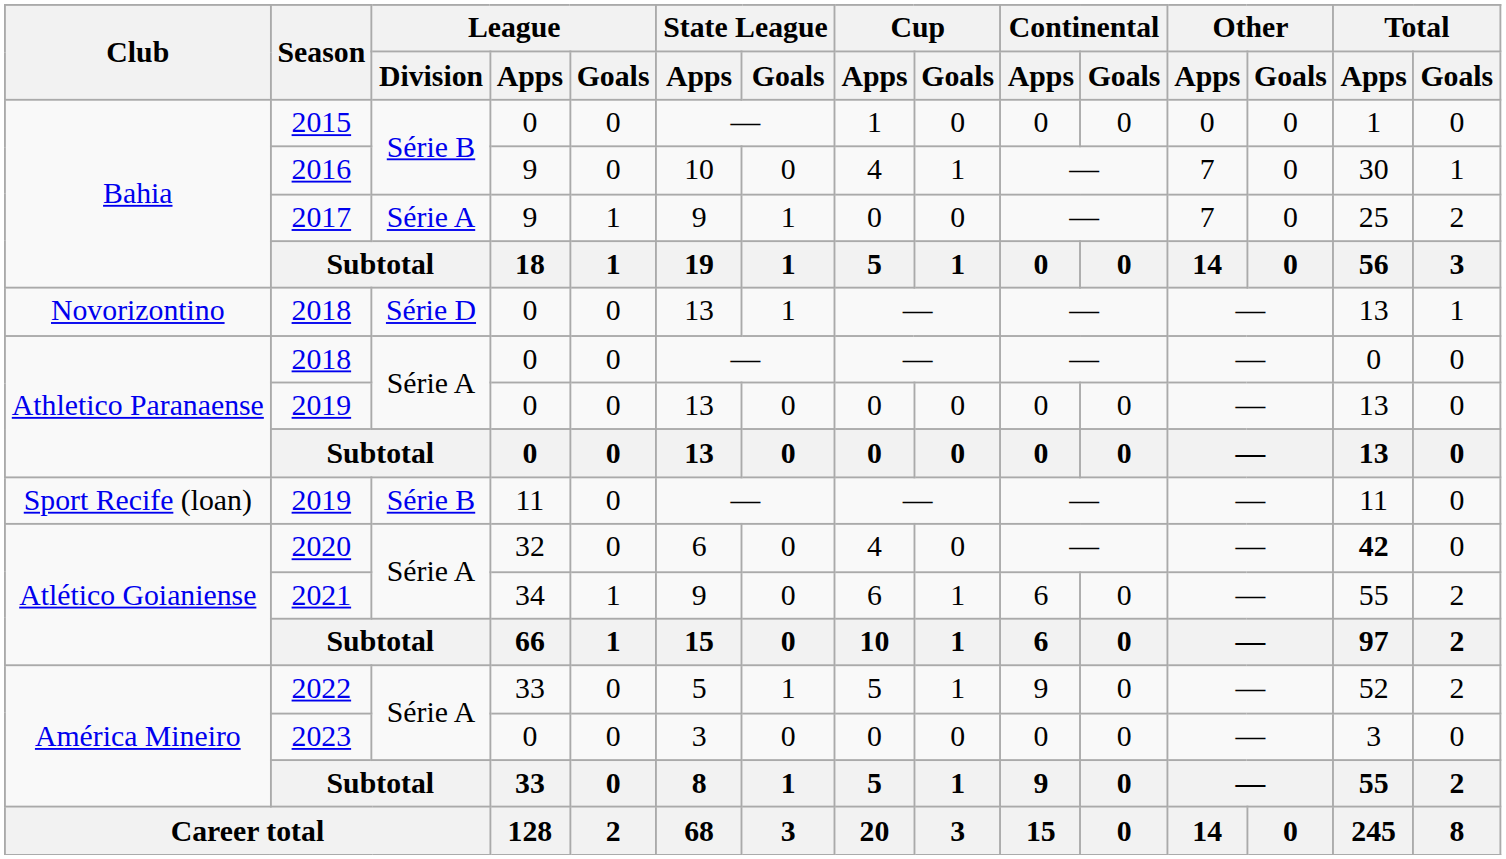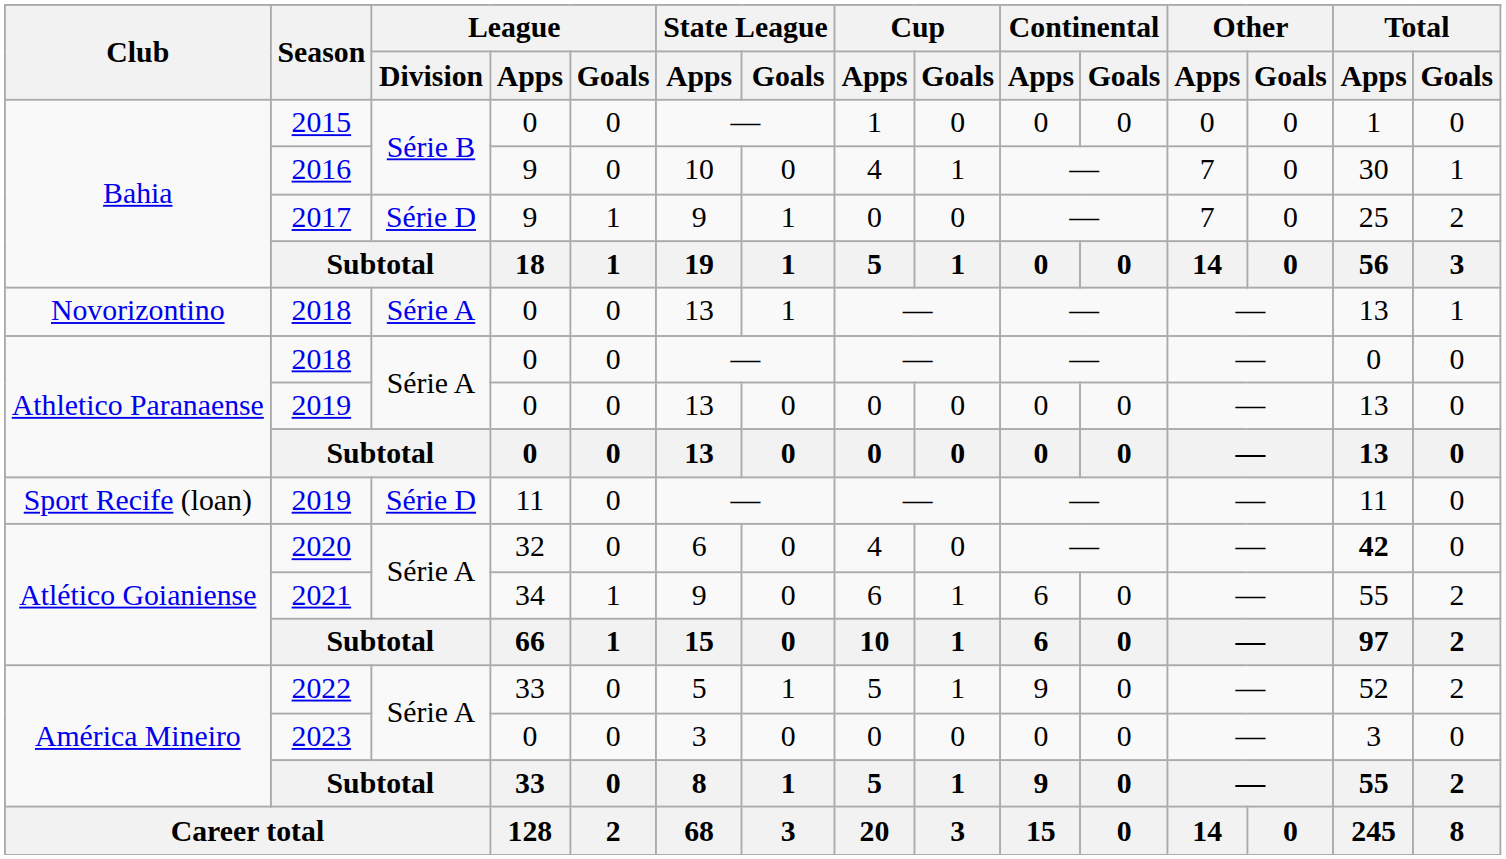(431, 216) Série A -> (431, 216) Série D
(431, 311) Série D -> (431, 311) Série A
(431, 500) Série B -> (431, 500) Série D
